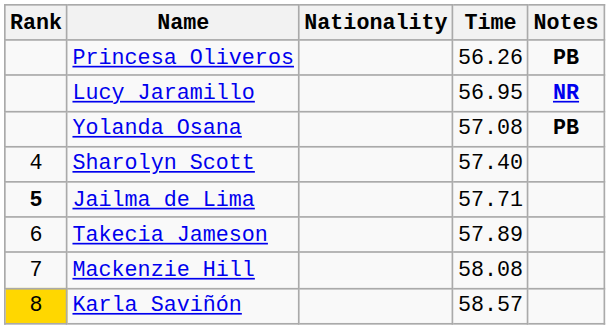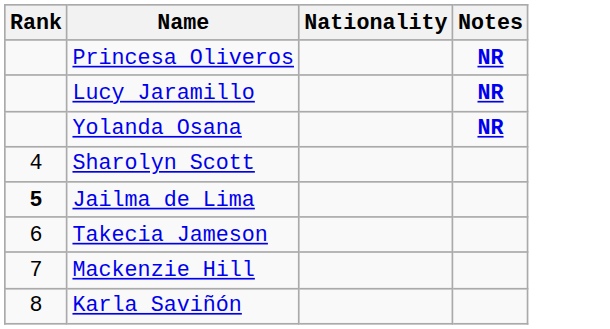- column: (491, 23)
(566, 58) PB -> (491, 58) NR
(566, 129) PB -> (491, 129) NR
(36, 306) gold background -> (36, 306) no background
